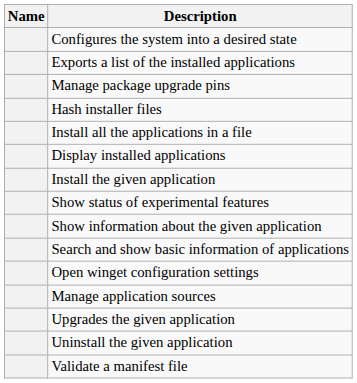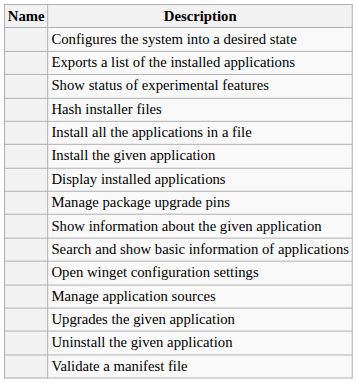rows swapped: (160, 202) <-> (141, 86)
rows swapped: (133, 179) <-> (138, 156)
